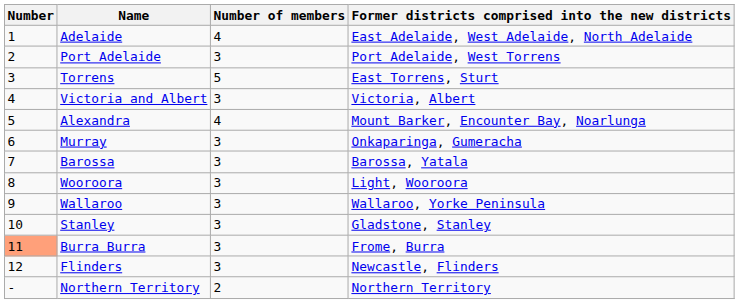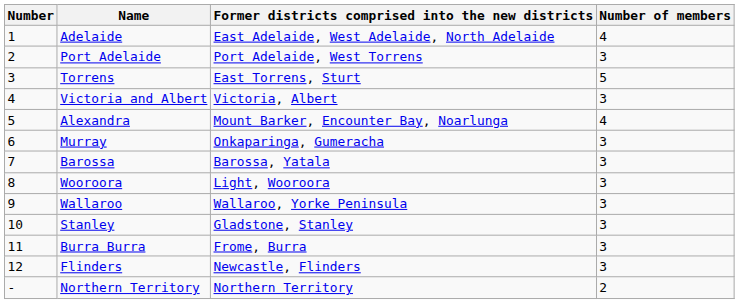columns swapped: (279, 15) <-> (541, 15)
(15, 246) lightsalmon background -> (15, 246) no background
